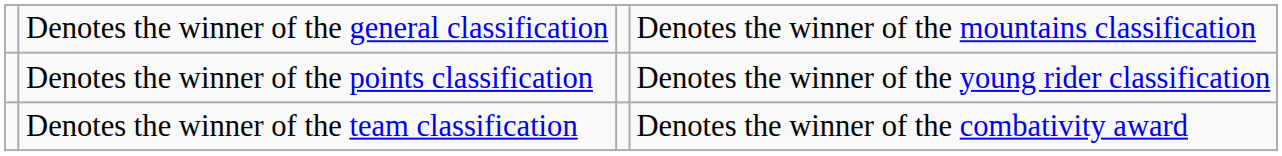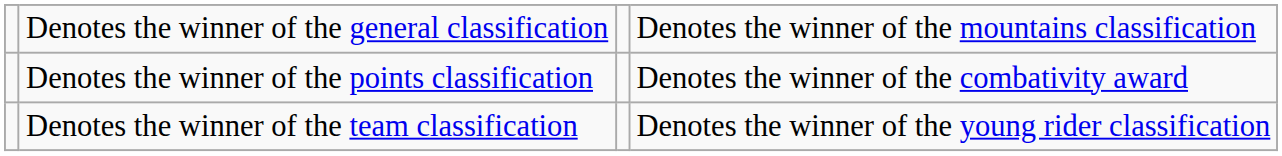(953, 77) Denotes the winner of the young rider classification -> (912, 77) Denotes the winner of the combativity award
(912, 125) Denotes the winner of the combativity award -> (953, 125) Denotes the winner of the young rider classification
